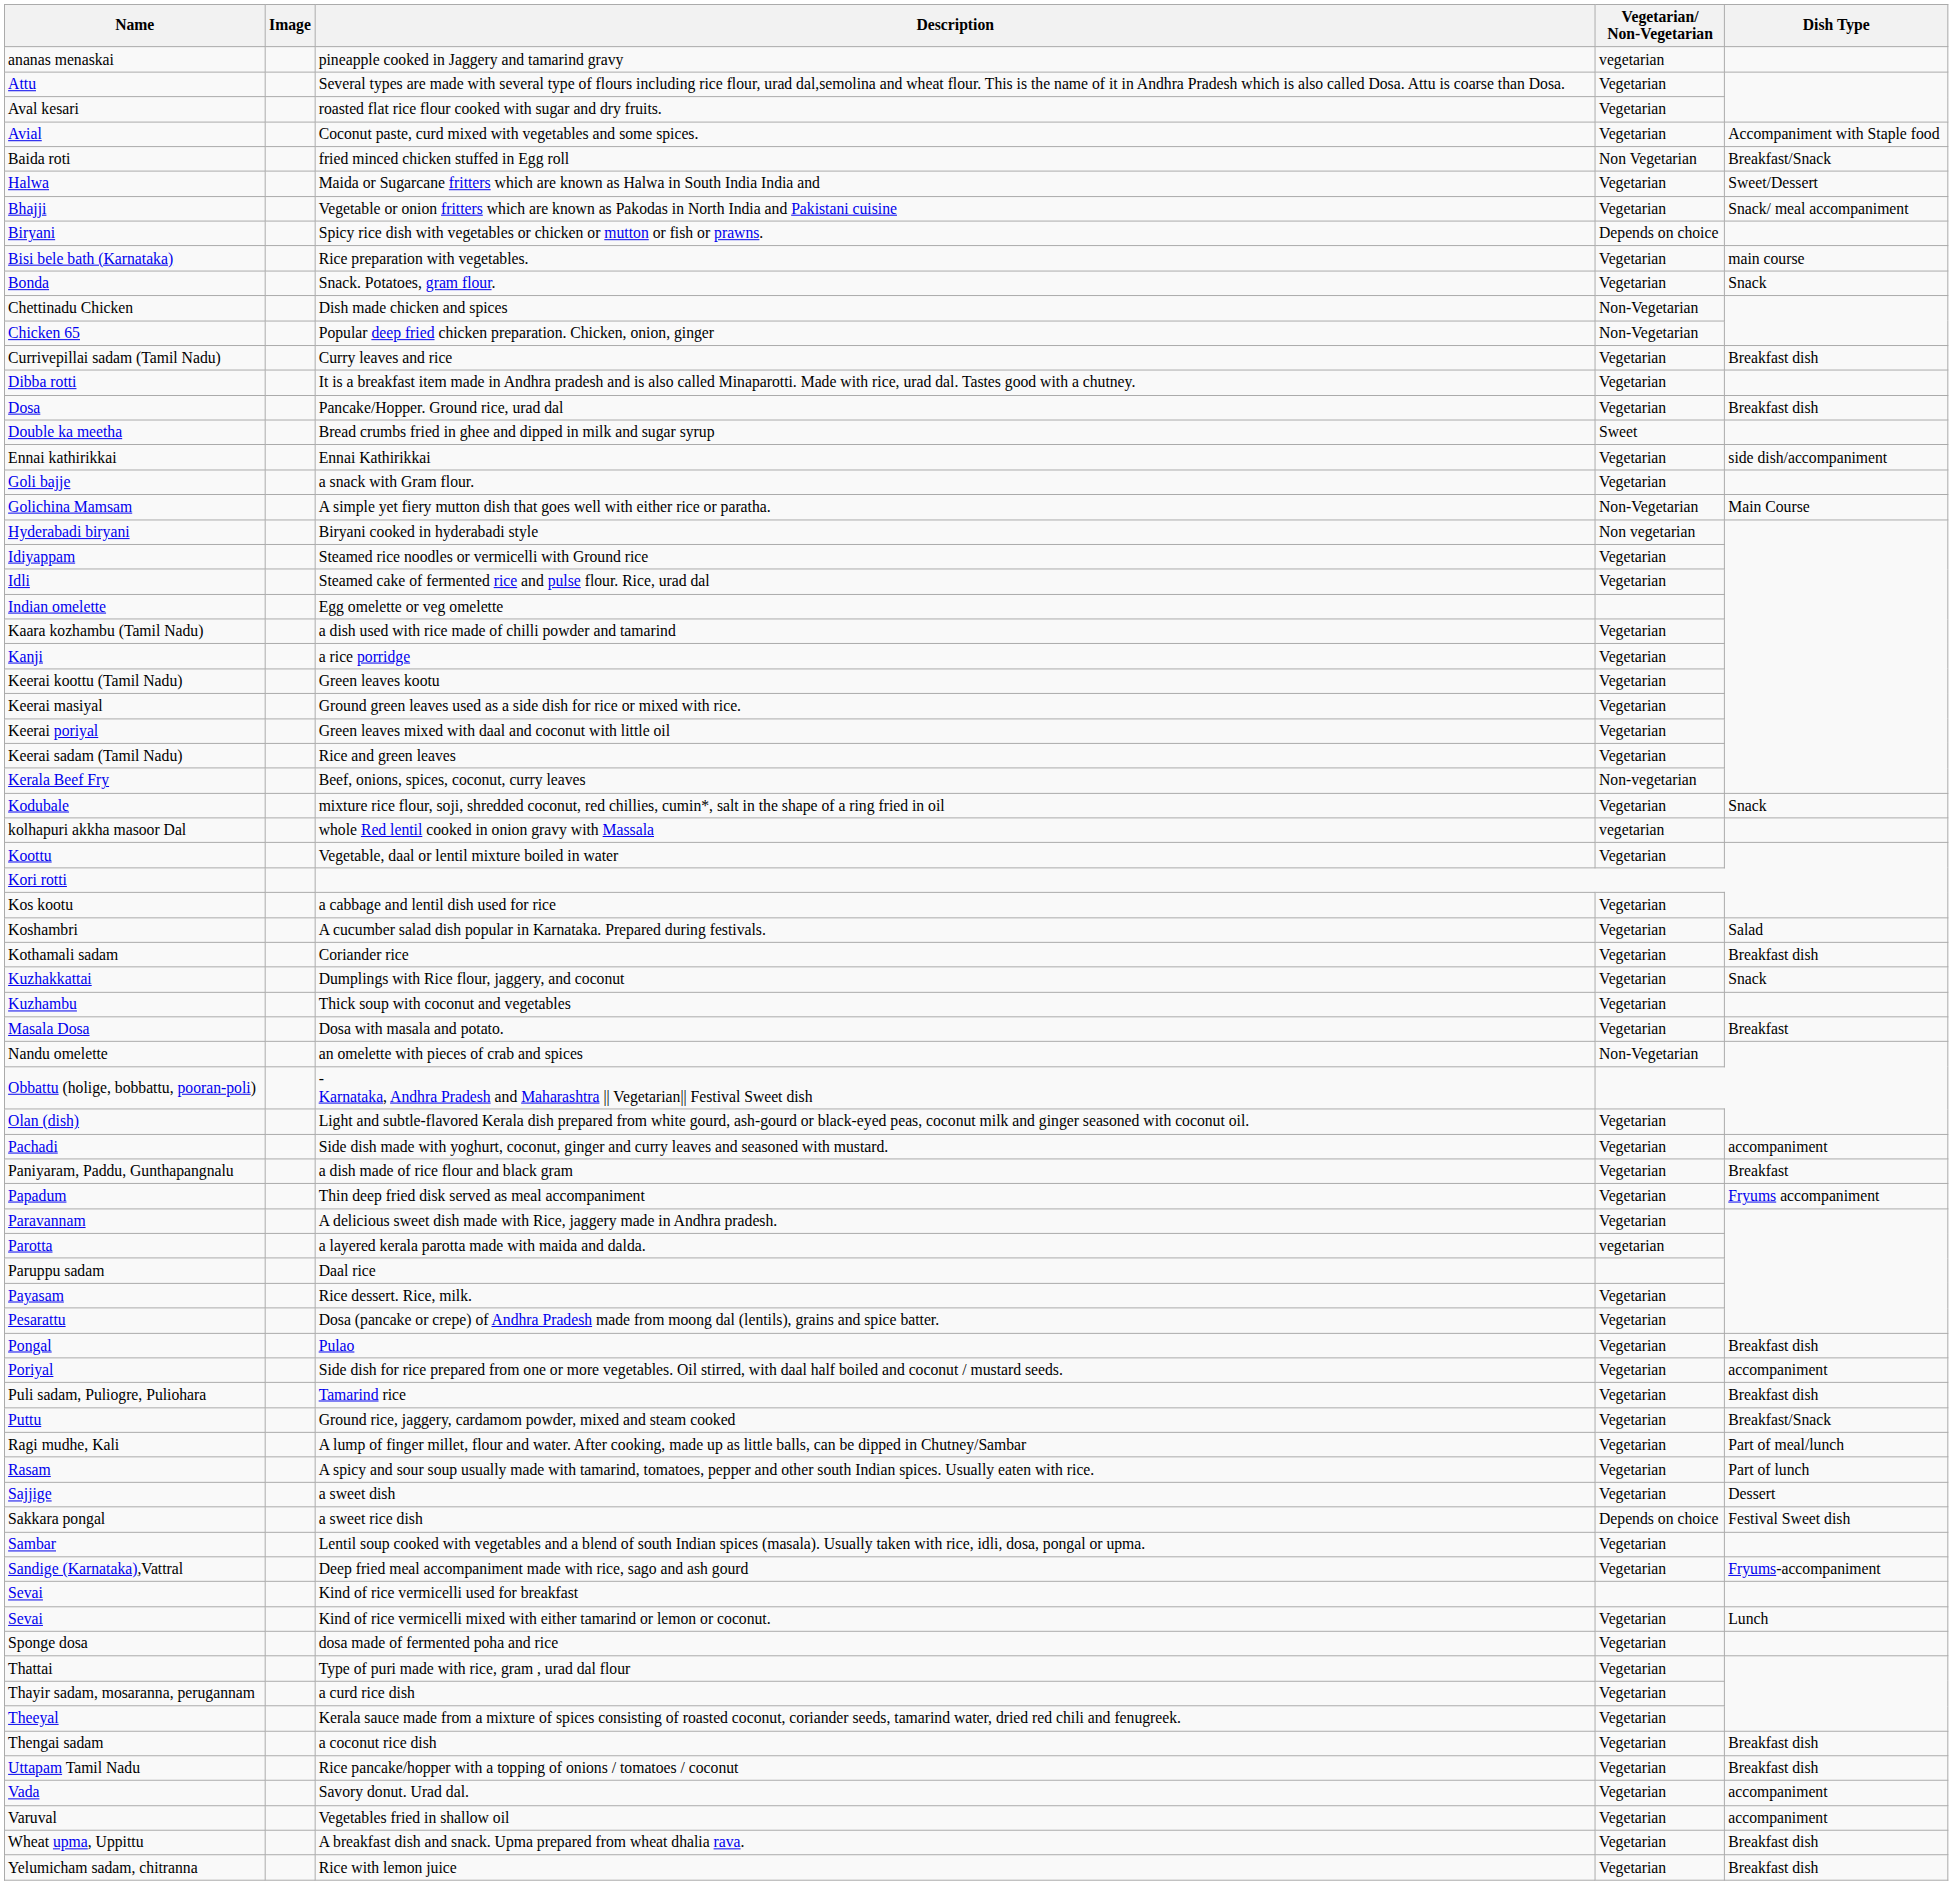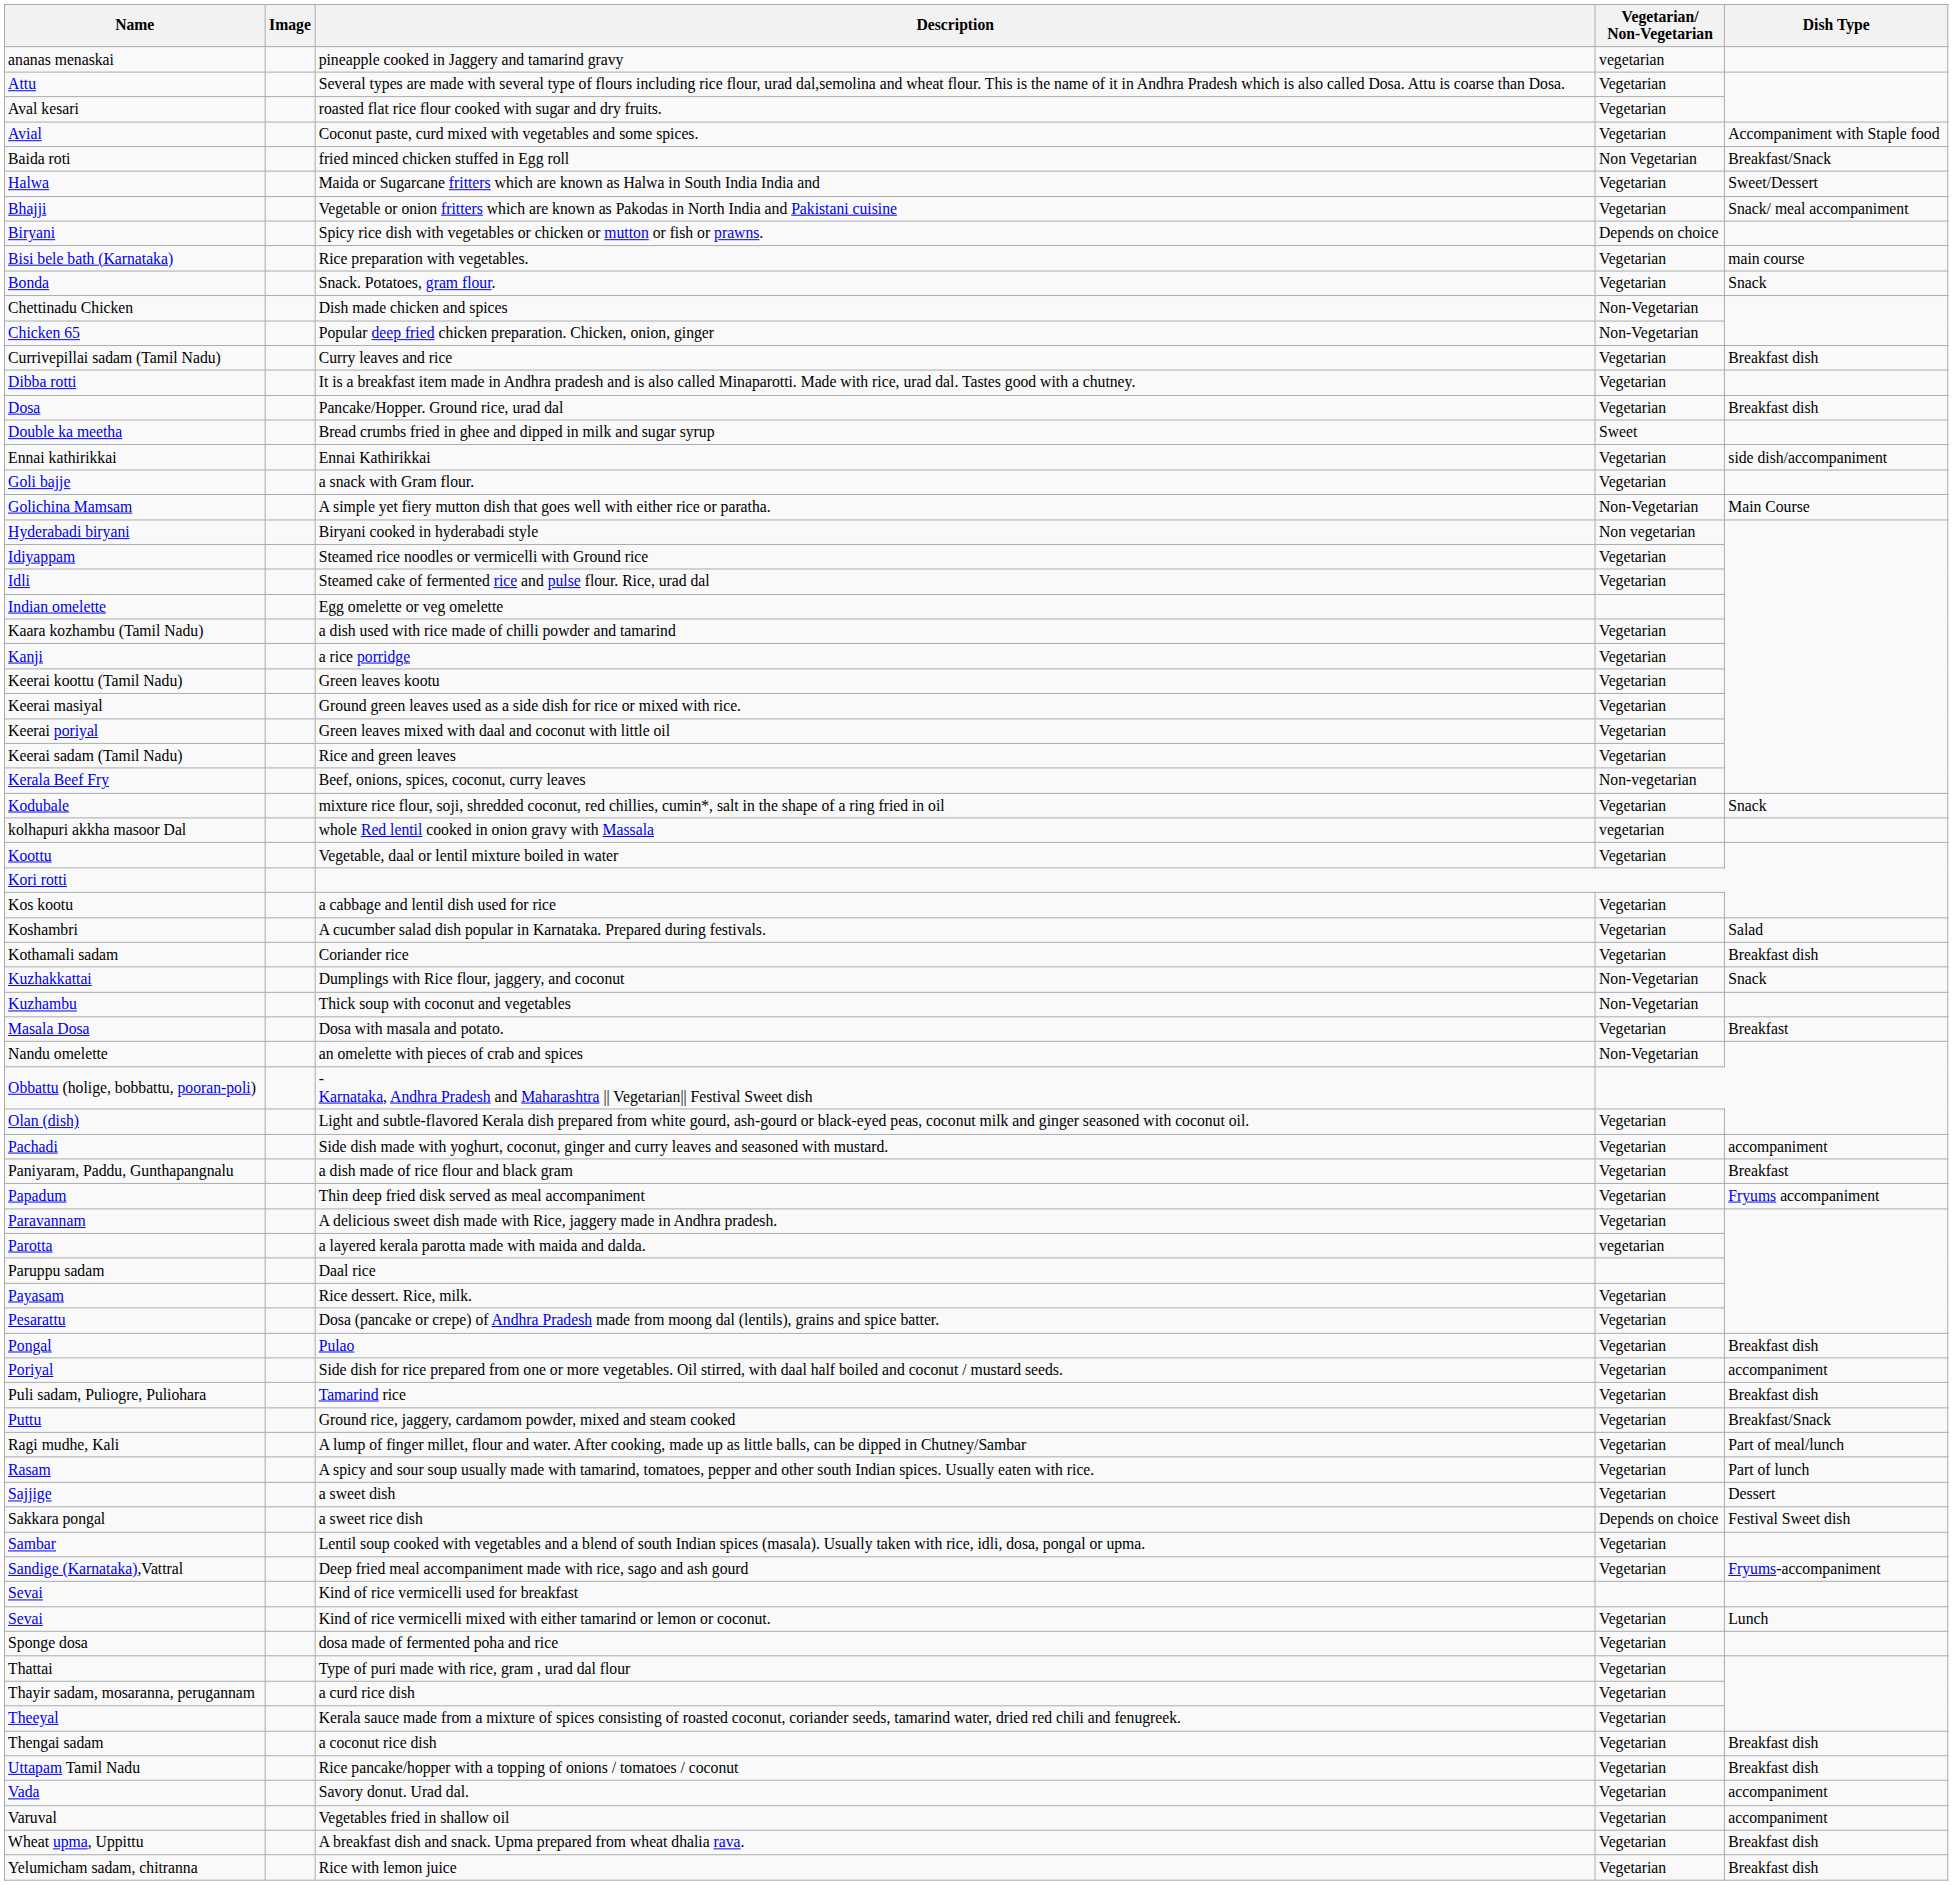(1633, 979) Vegetarian -> (1649, 979) Non-Vegetarian
(1633, 1004) Vegetarian -> (1649, 1004) Non-Vegetarian
